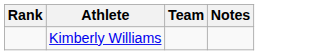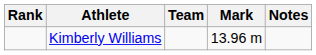+ column: (236, 15)
